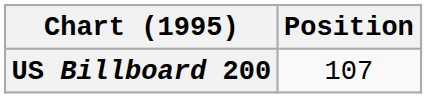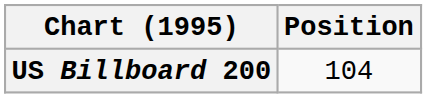(349, 71) 107 -> (349, 71) 104
